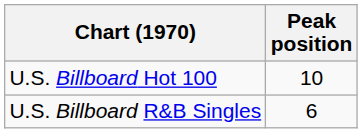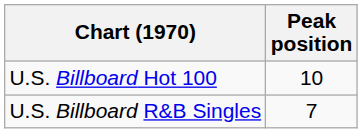(312, 111) 6 -> (312, 111) 7
